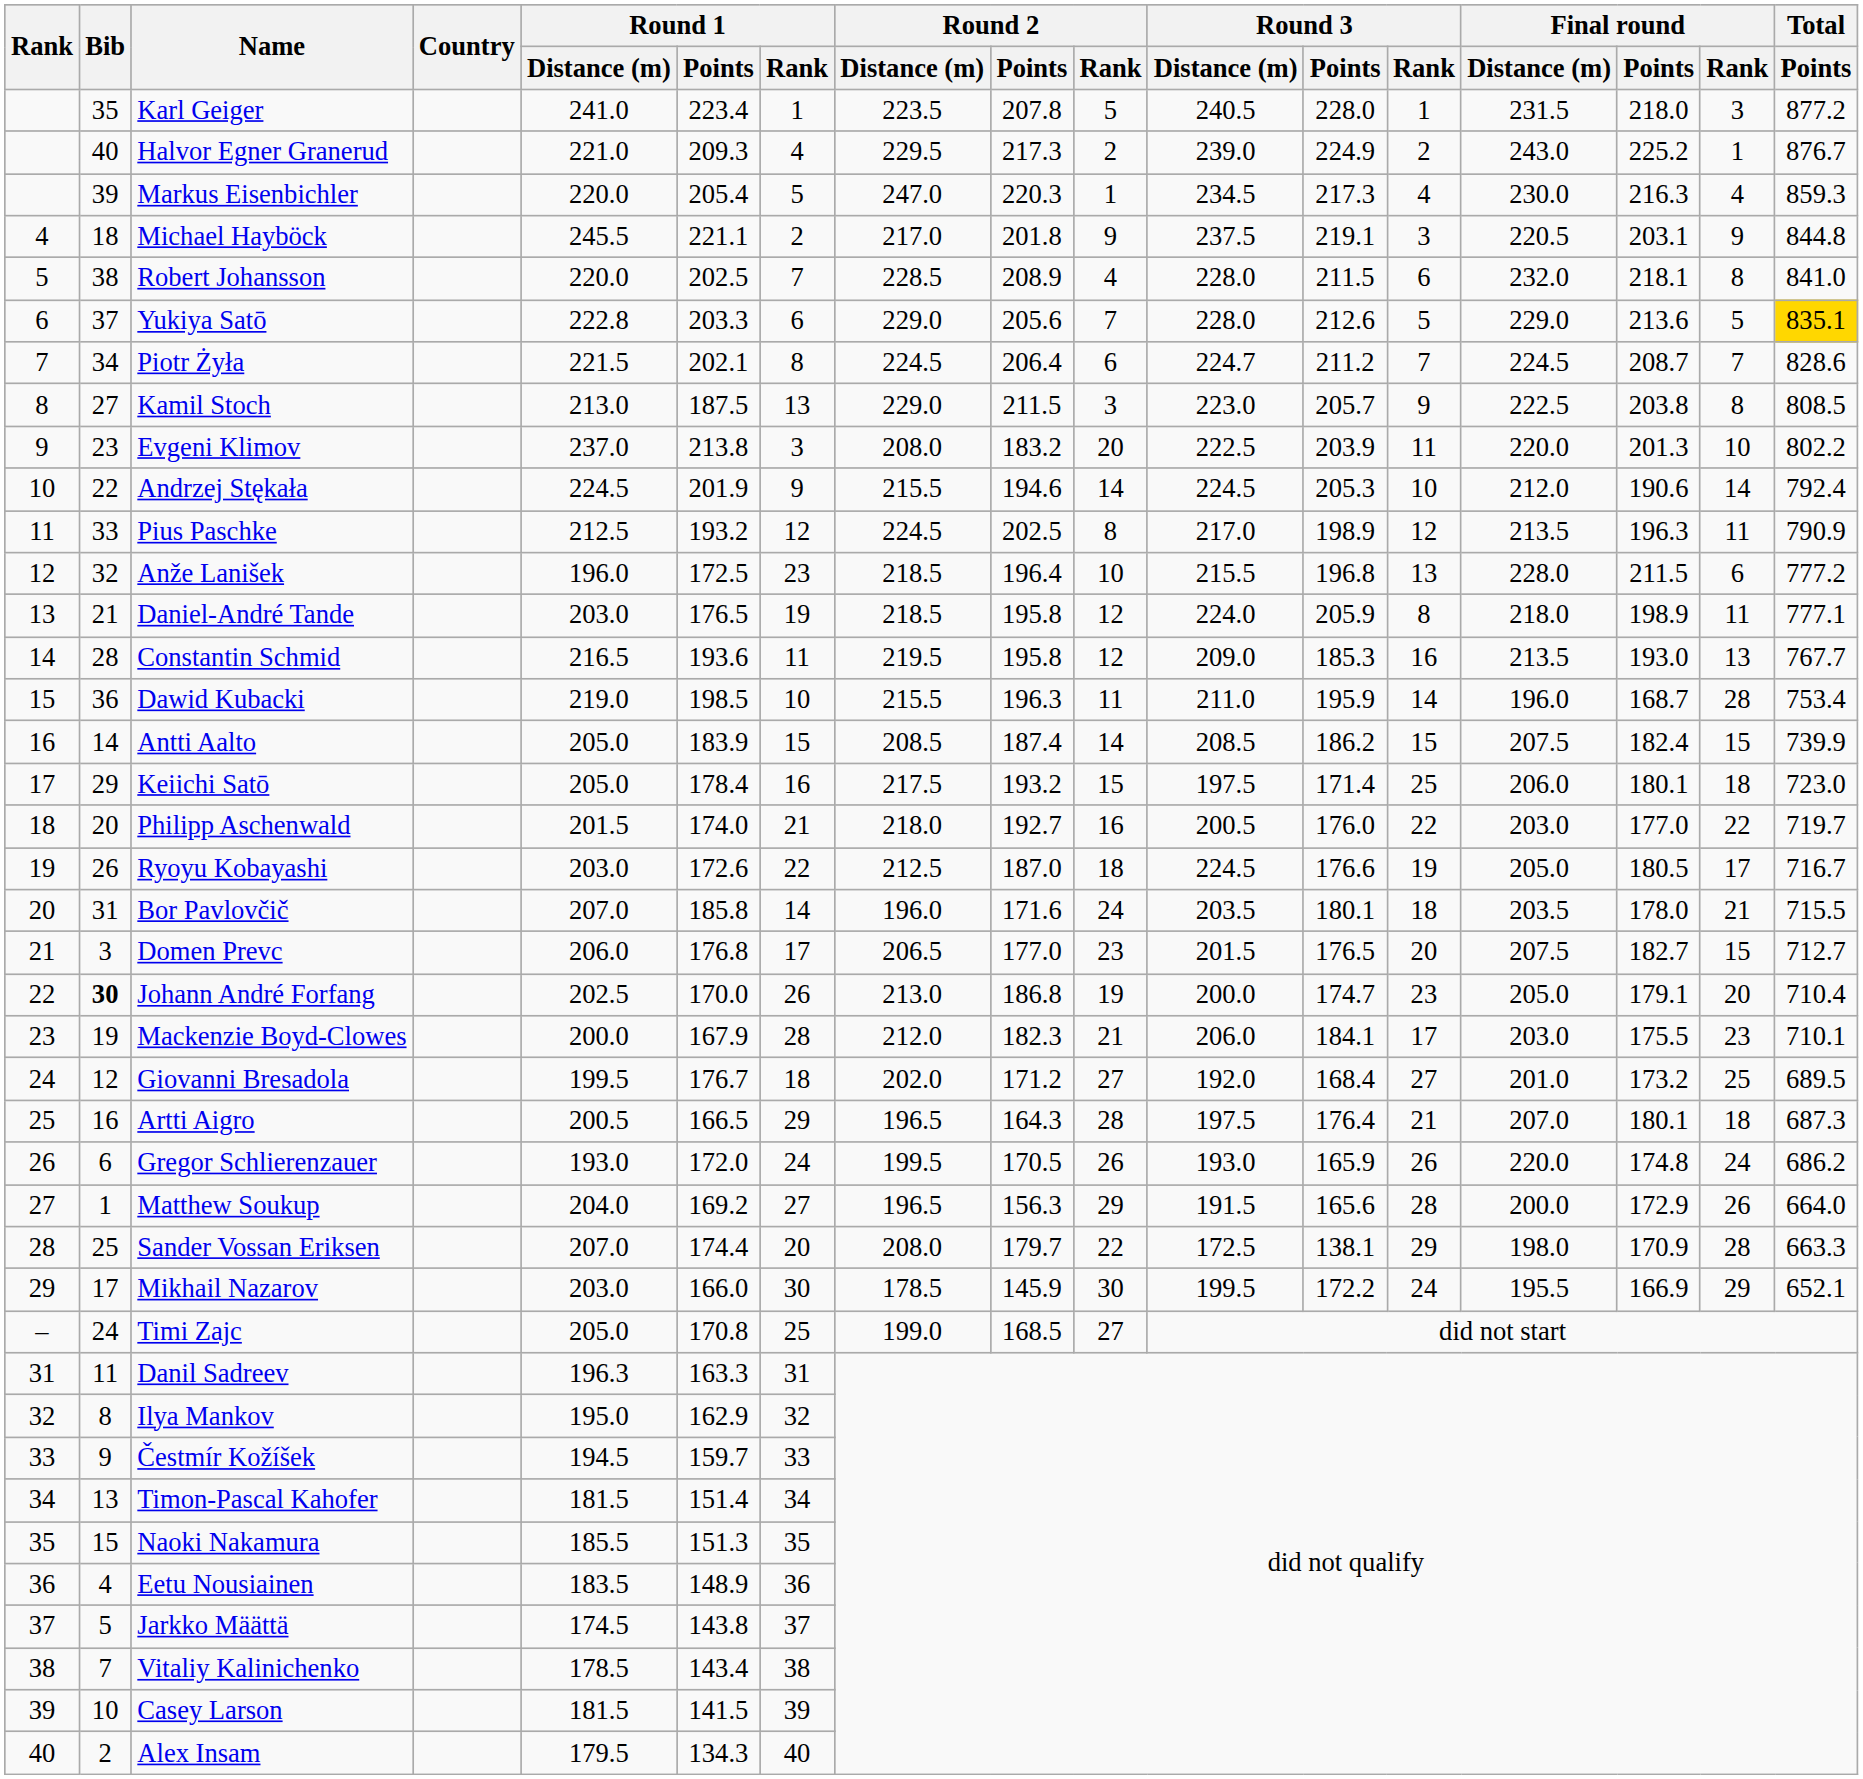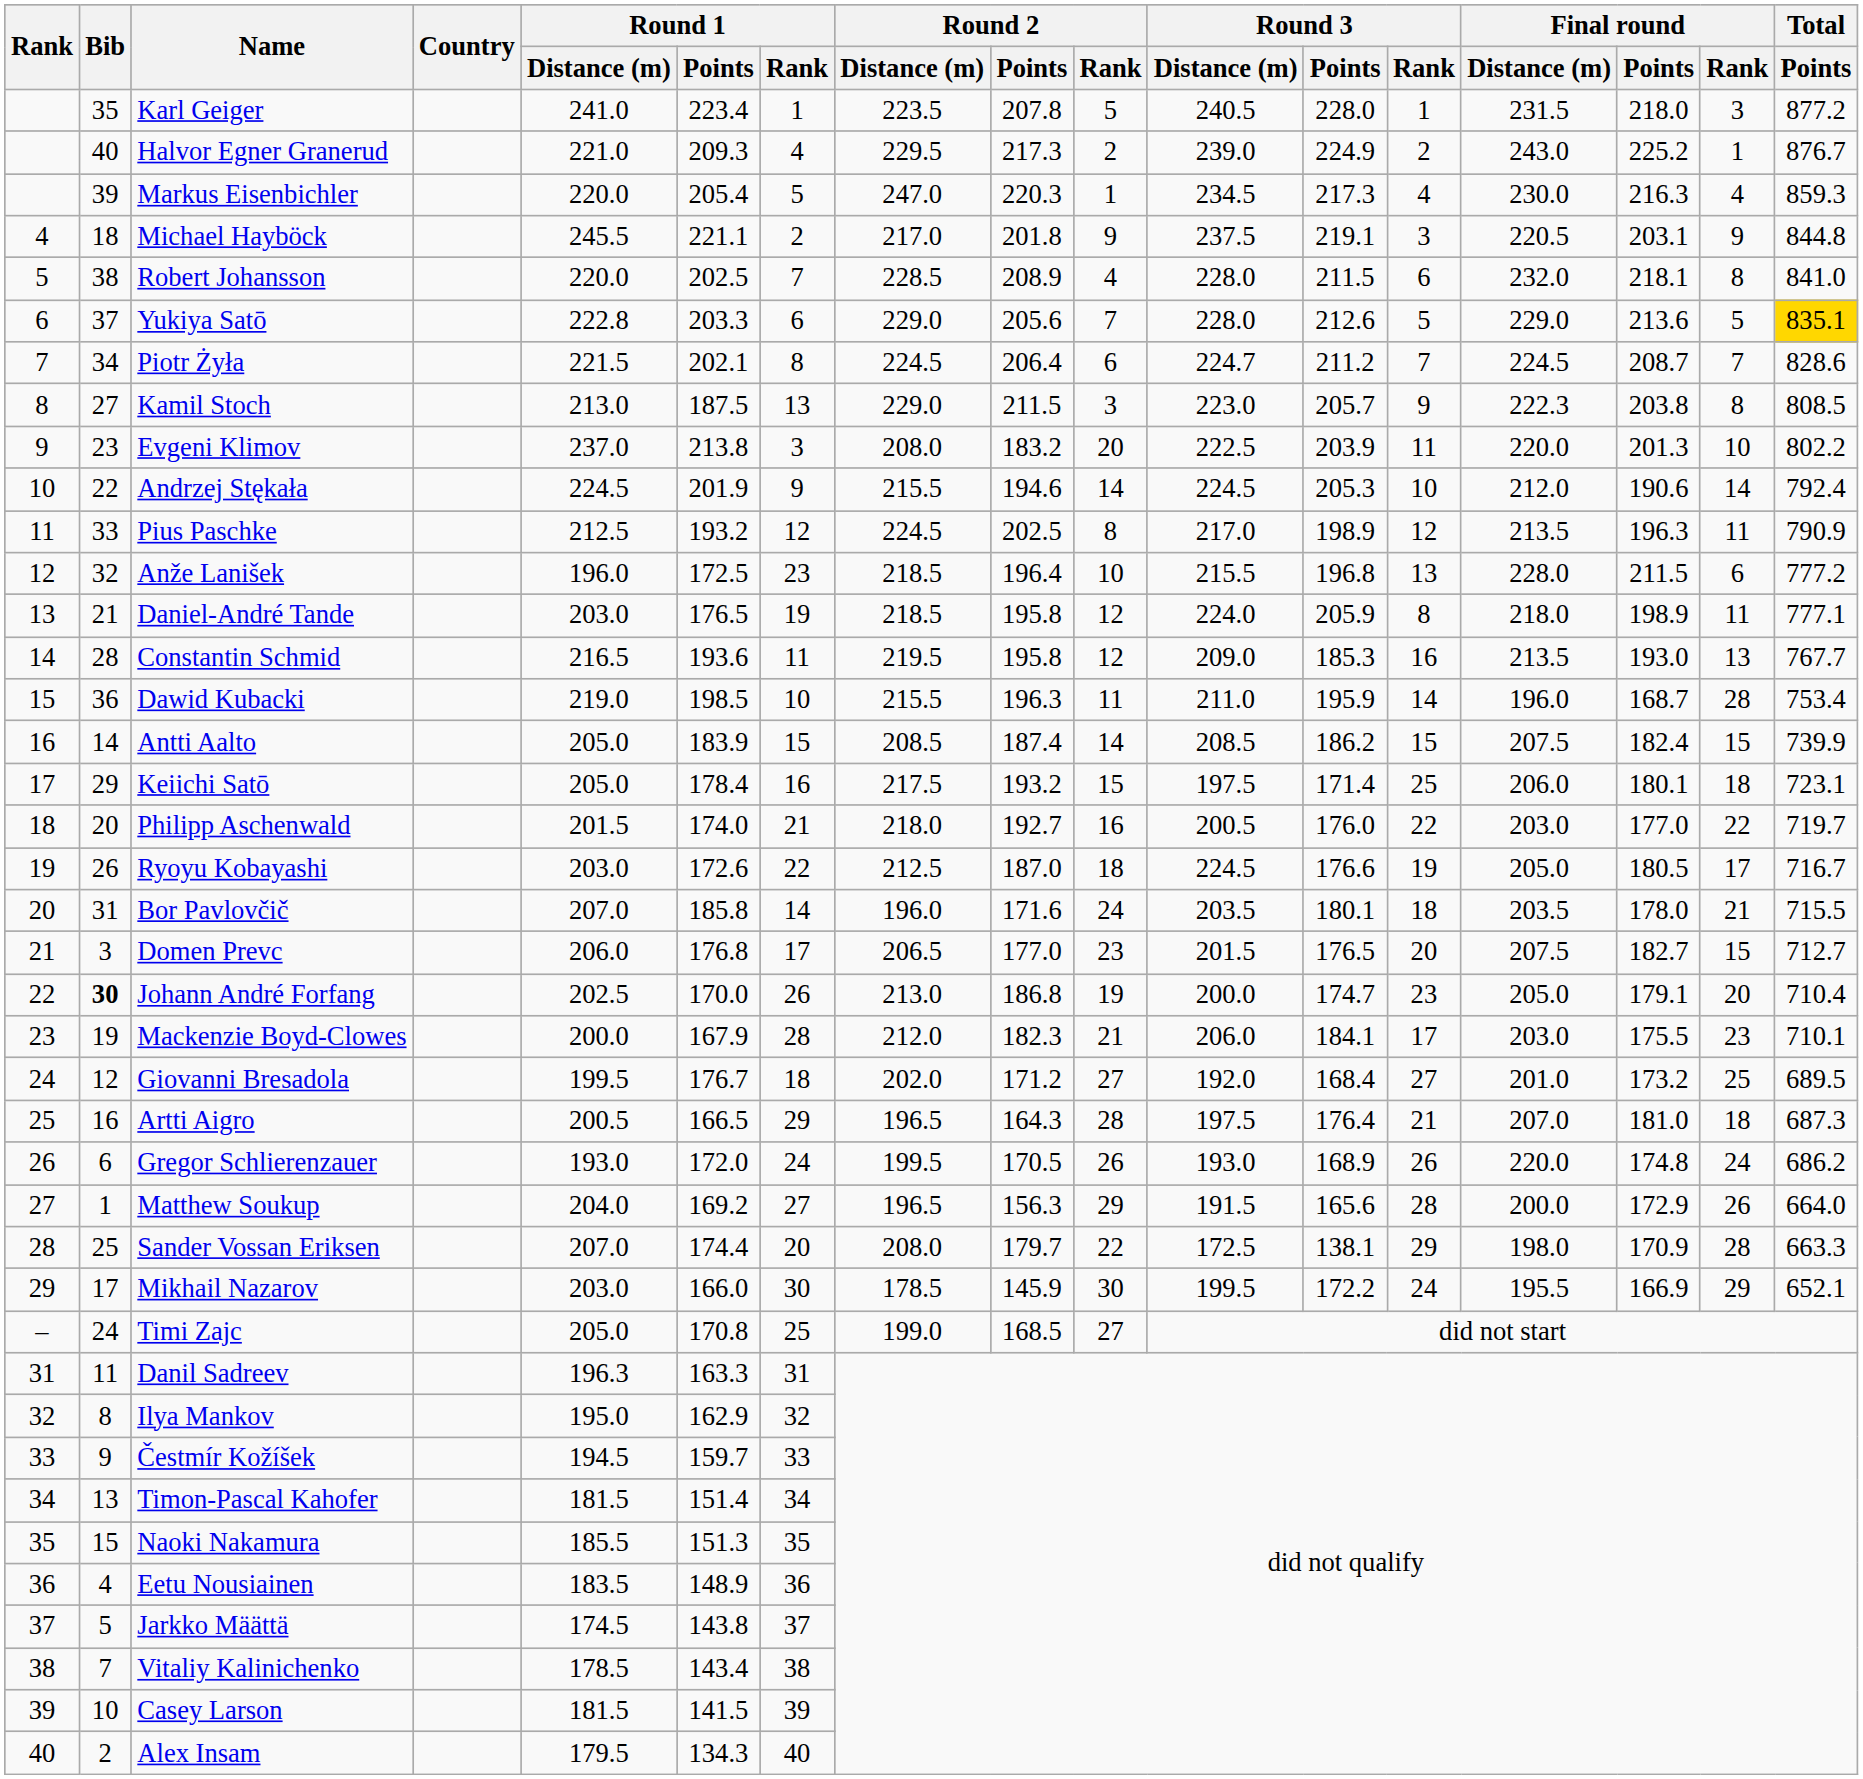(1539, 404) 222.5 -> (1539, 404) 222.3
(1816, 783) 723.0 -> (1816, 783) 723.1
(1659, 1120) 180.1 -> (1659, 1120) 181.0
(1345, 1162) 165.9 -> (1345, 1162) 168.9
